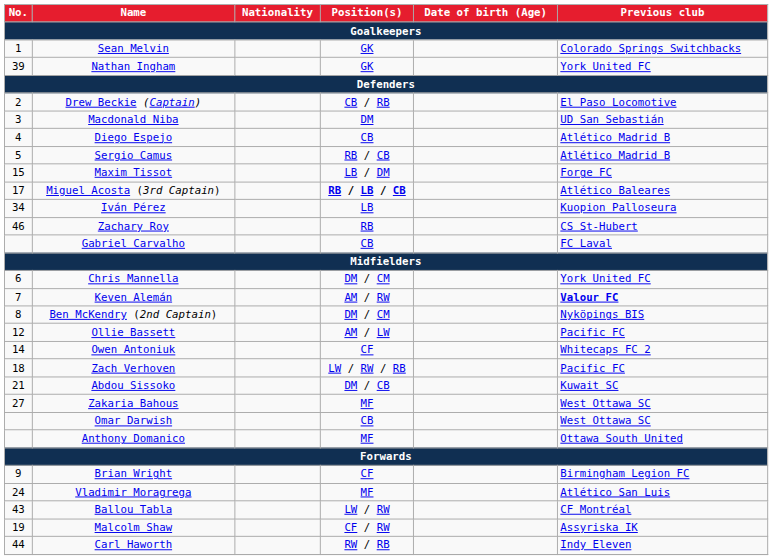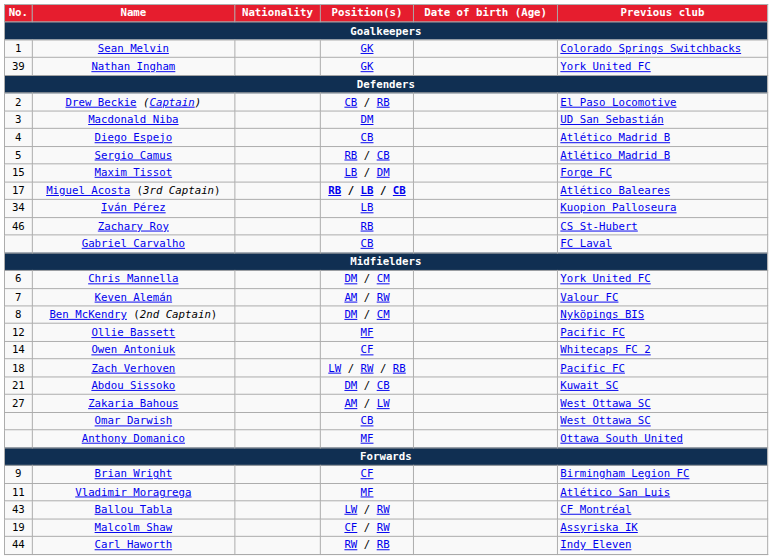(589, 297) bold -> (589, 297) normal
(367, 333) AM / LW -> (367, 333) MF
(367, 404) MF -> (367, 404) AM / LW
(18, 492) 24 -> (18, 492) 11
